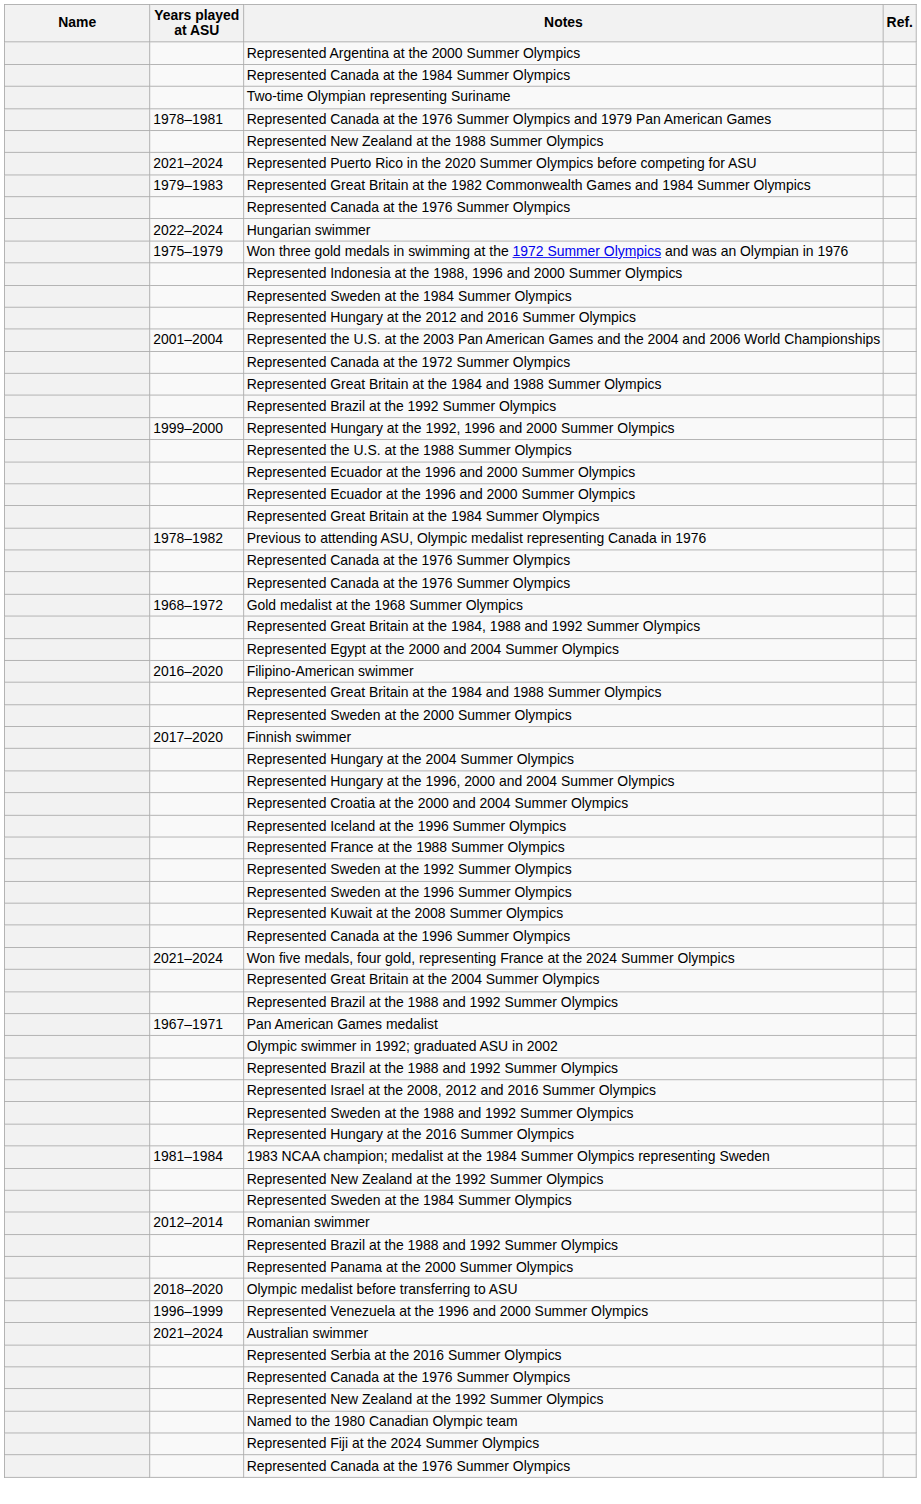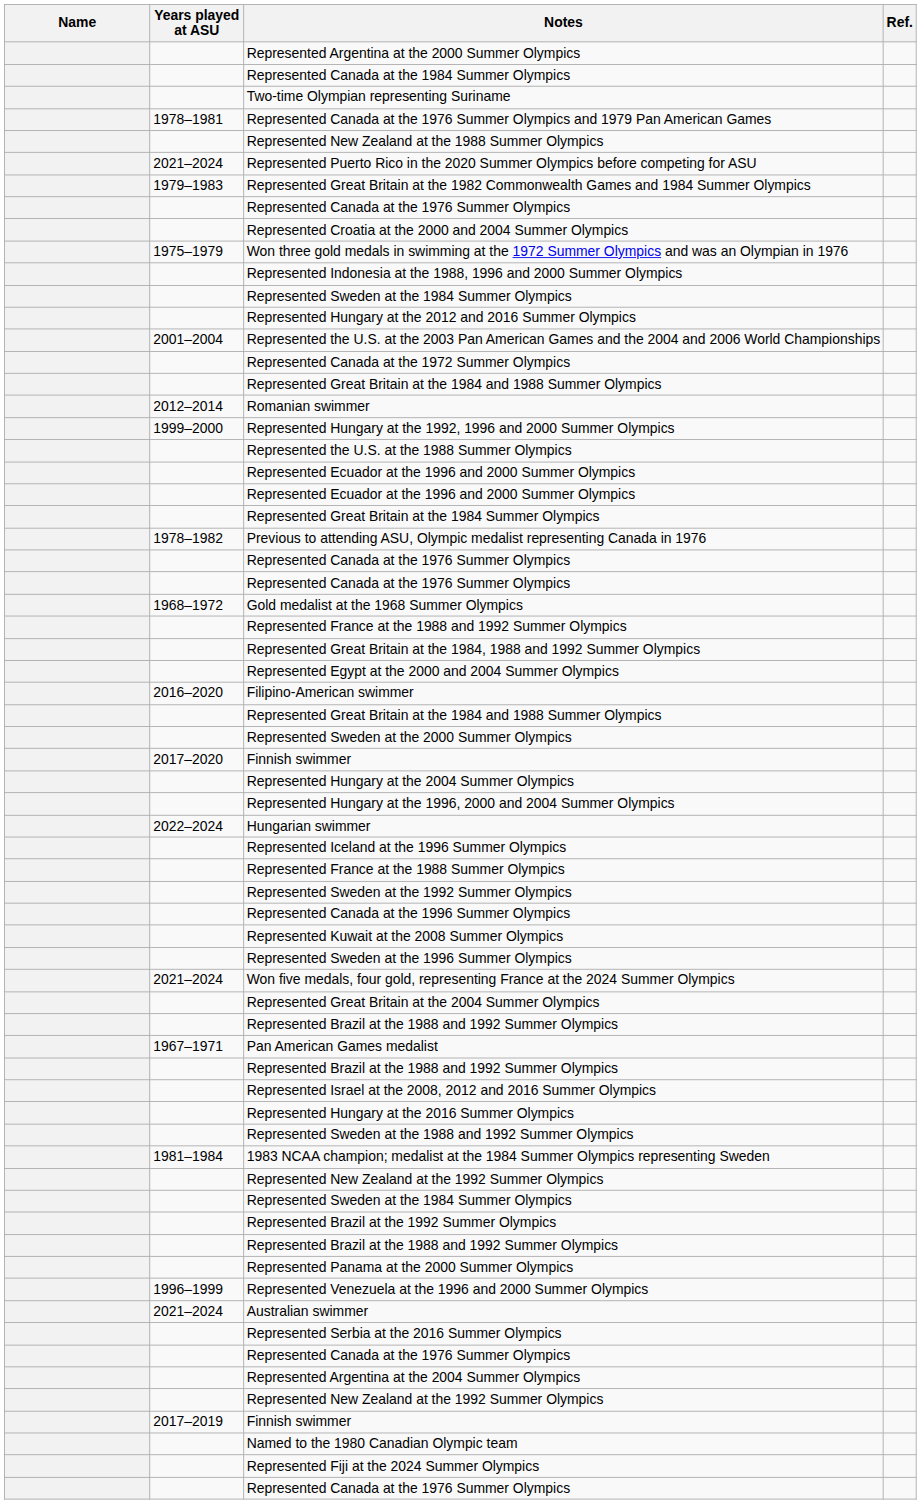rows swapped: (197, 804) <-> (188, 229)
rows swapped: (188, 1223) <-> (197, 406)
+ row: (197, 627)
rows swapped: (197, 892) <-> (197, 936)
- row: (197, 1047)
rows swapped: (197, 1113) <-> (197, 1135)
- row: (188, 1289)
+ row: (197, 1378)
+ row: (188, 1422)
